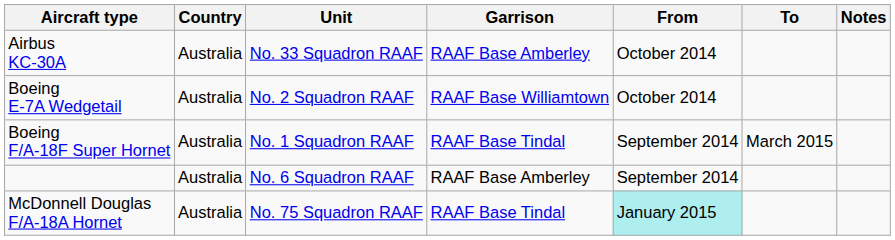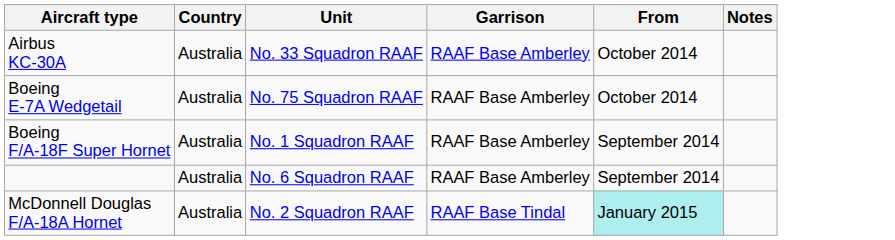- column: (790, 17)
(332, 97) No. 2 Squadron RAAF -> (336, 97) No. 75 Squadron RAAF
(520, 97) RAAF Base Williamtown -> (510, 97) RAAF Base Amberley
(498, 142) RAAF Base Tindal -> (510, 142) RAAF Base Amberley
(336, 213) No. 75 Squadron RAAF -> (332, 213) No. 2 Squadron RAAF
